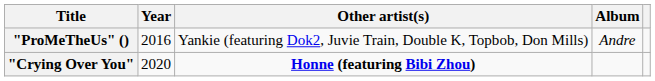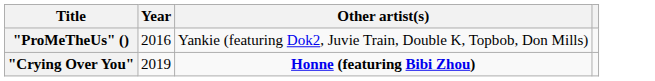- column: (617, 16)
(156, 64) 2020 -> (156, 64) 2019
